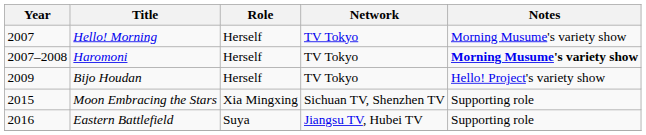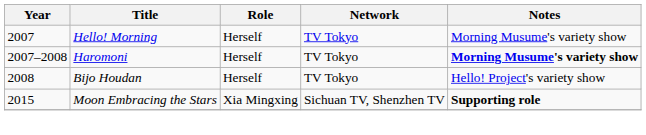(21, 78) 2009 -> (21, 78) 2008
(492, 99) normal -> (496, 99) bold
- row: (123, 120)
